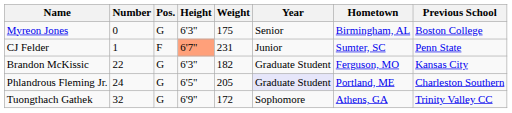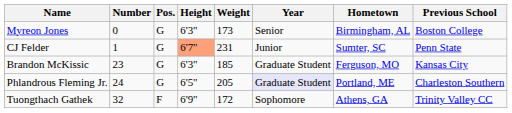(225, 30) 175 -> (225, 30) 173
(159, 47) F -> (160, 47) G
(118, 64) 22 -> (118, 64) 23
(225, 64) 182 -> (225, 64) 185
(160, 99) G -> (159, 99) F
